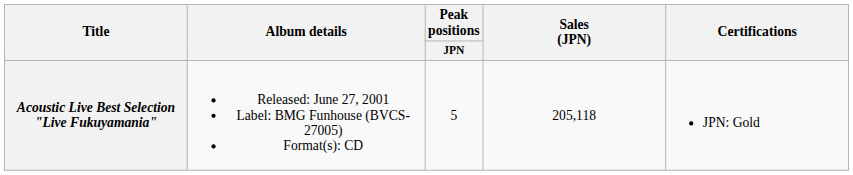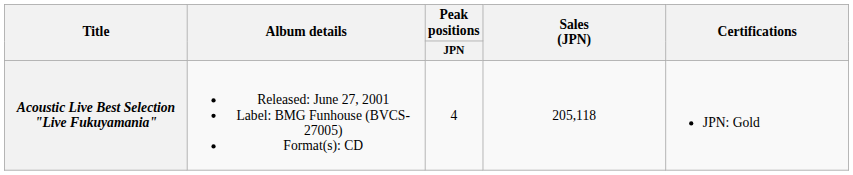(454, 115) 5 -> (454, 115) 4
